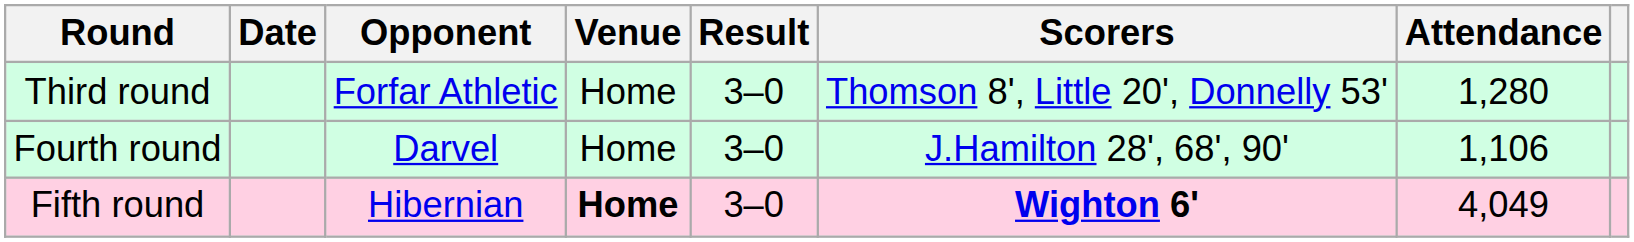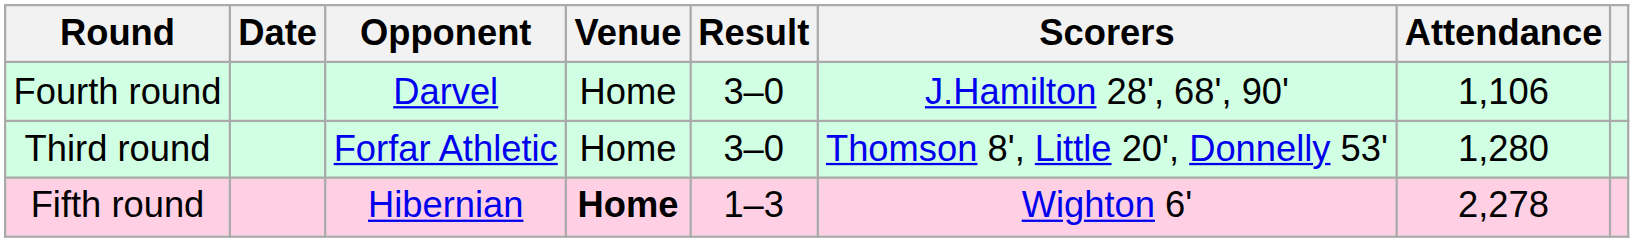rows swapped: (117, 90) <-> (117, 148)
(754, 206) 3–0 -> (754, 206) 1–3
(1107, 206) bold -> (1107, 206) normal
(1504, 206) 4,049 -> (1504, 206) 2,278
